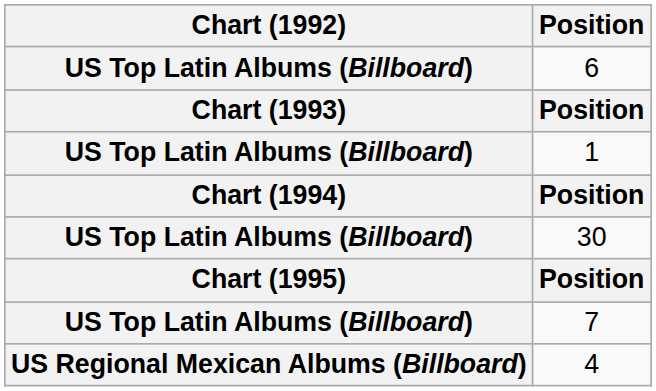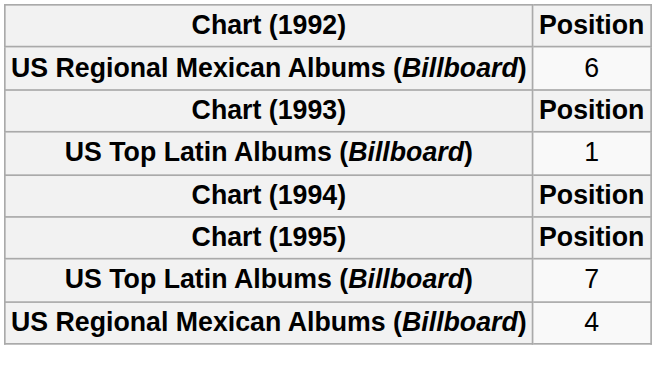(269, 68) US Top Latin Albums (Billboard) -> (269, 68) US Regional Mexican Albums (Billboard)
- row: (592, 237)
